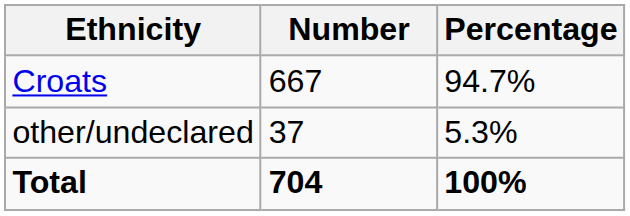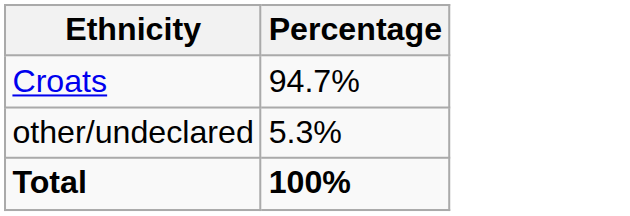- column: (349, 30)
